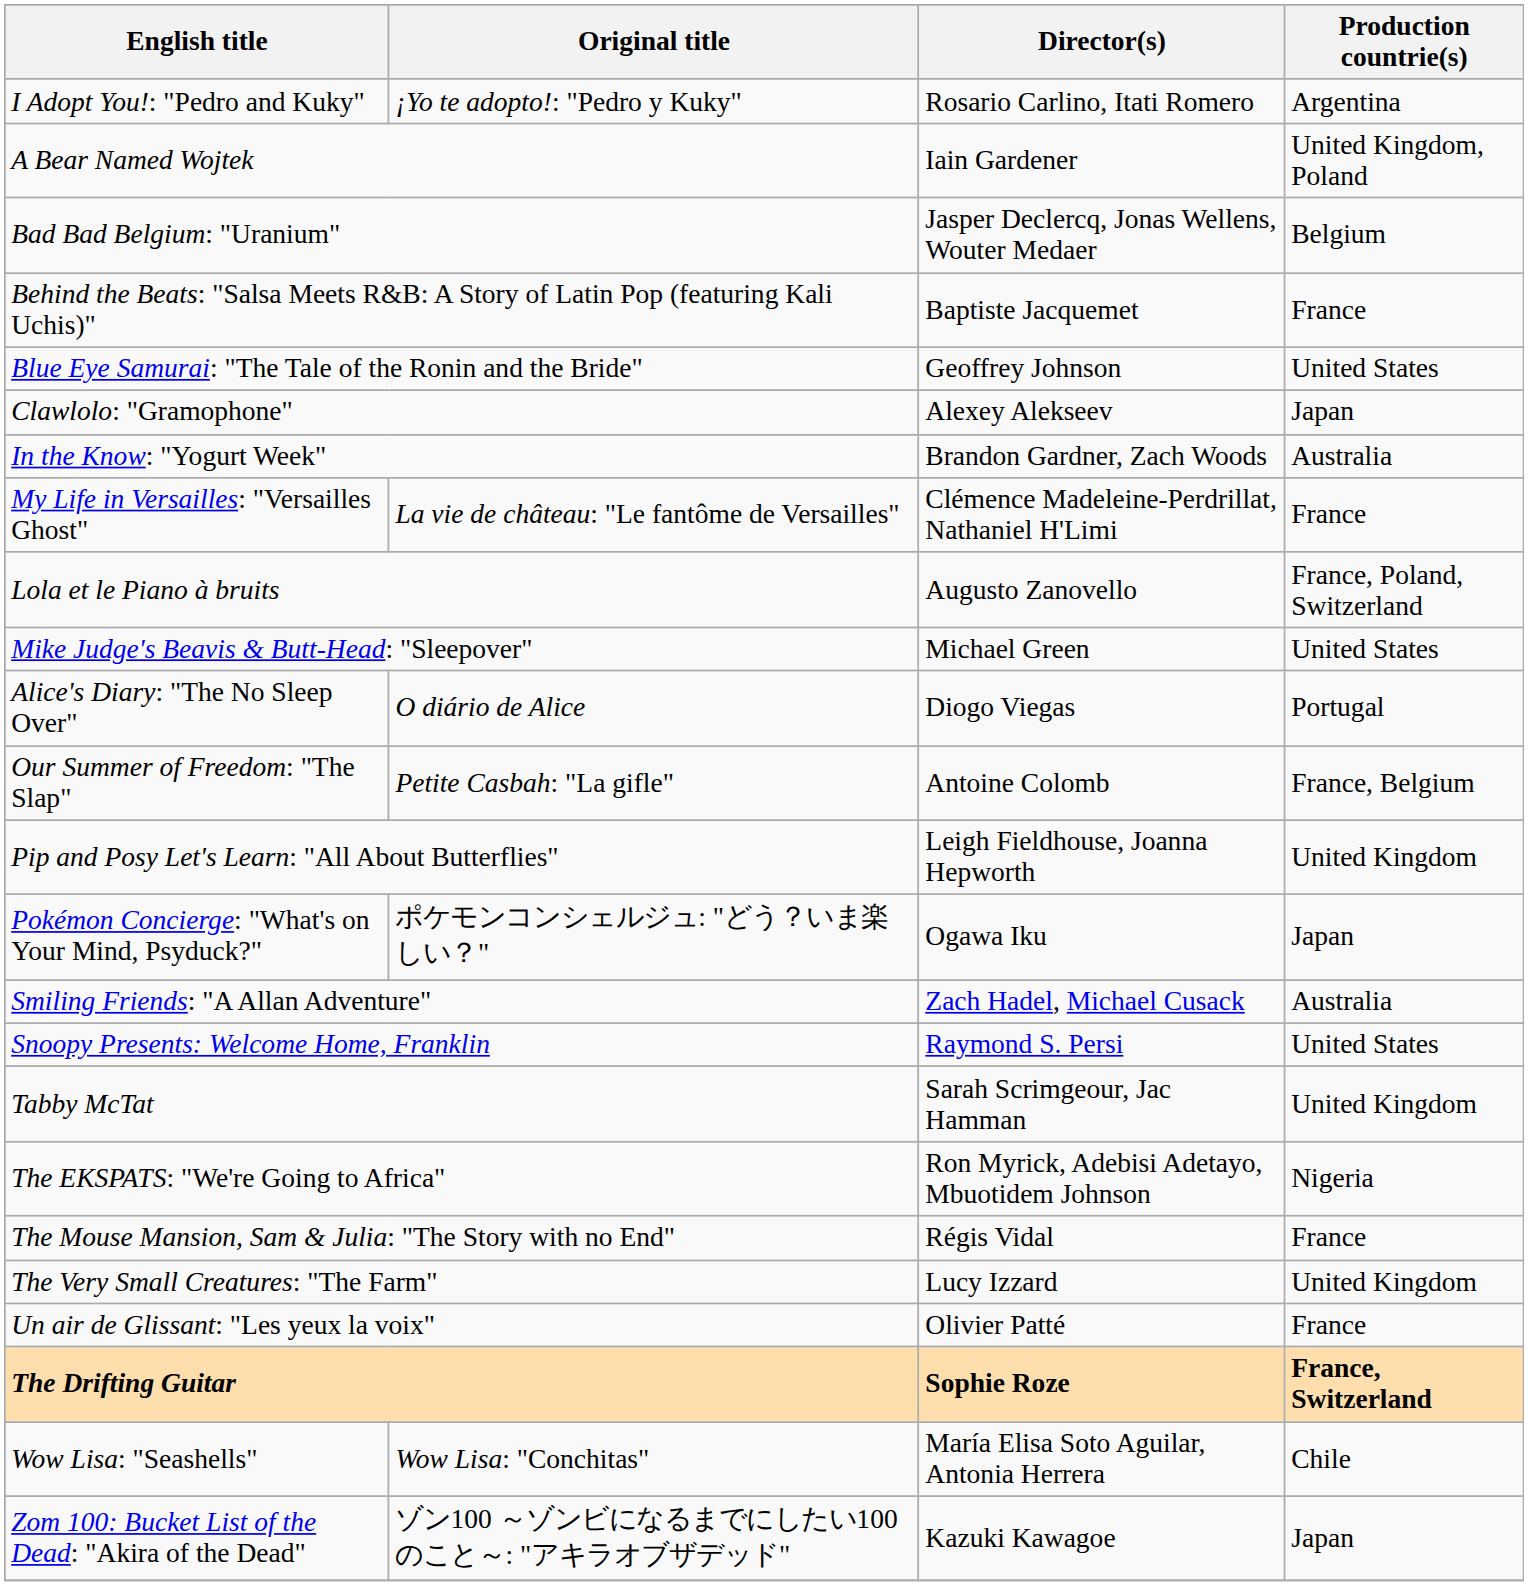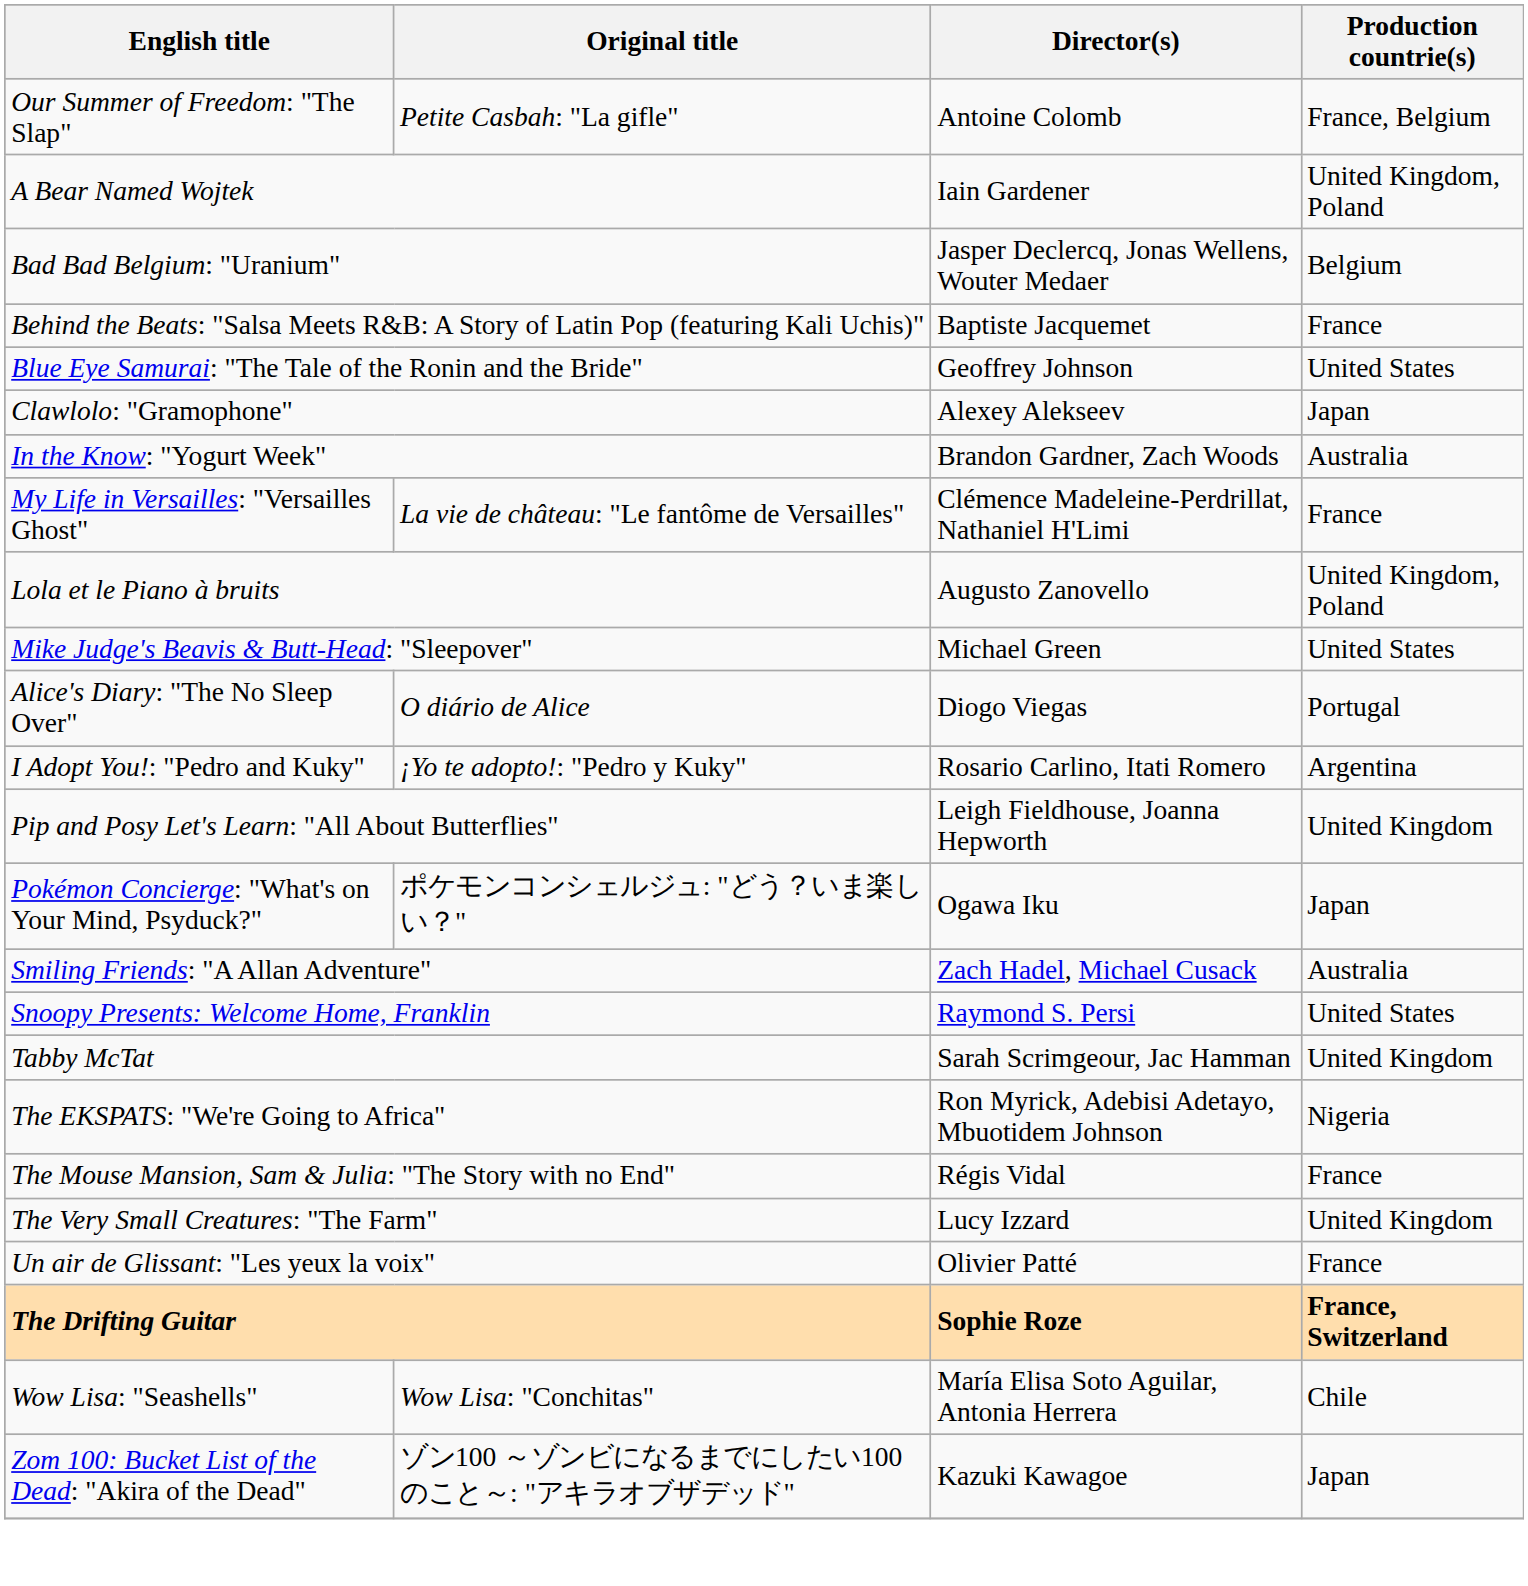rows swapped: (188, 100) <-> (183, 782)
(1377, 589) France, Poland, Switzerland -> (1404, 589) United Kingdom, Poland
